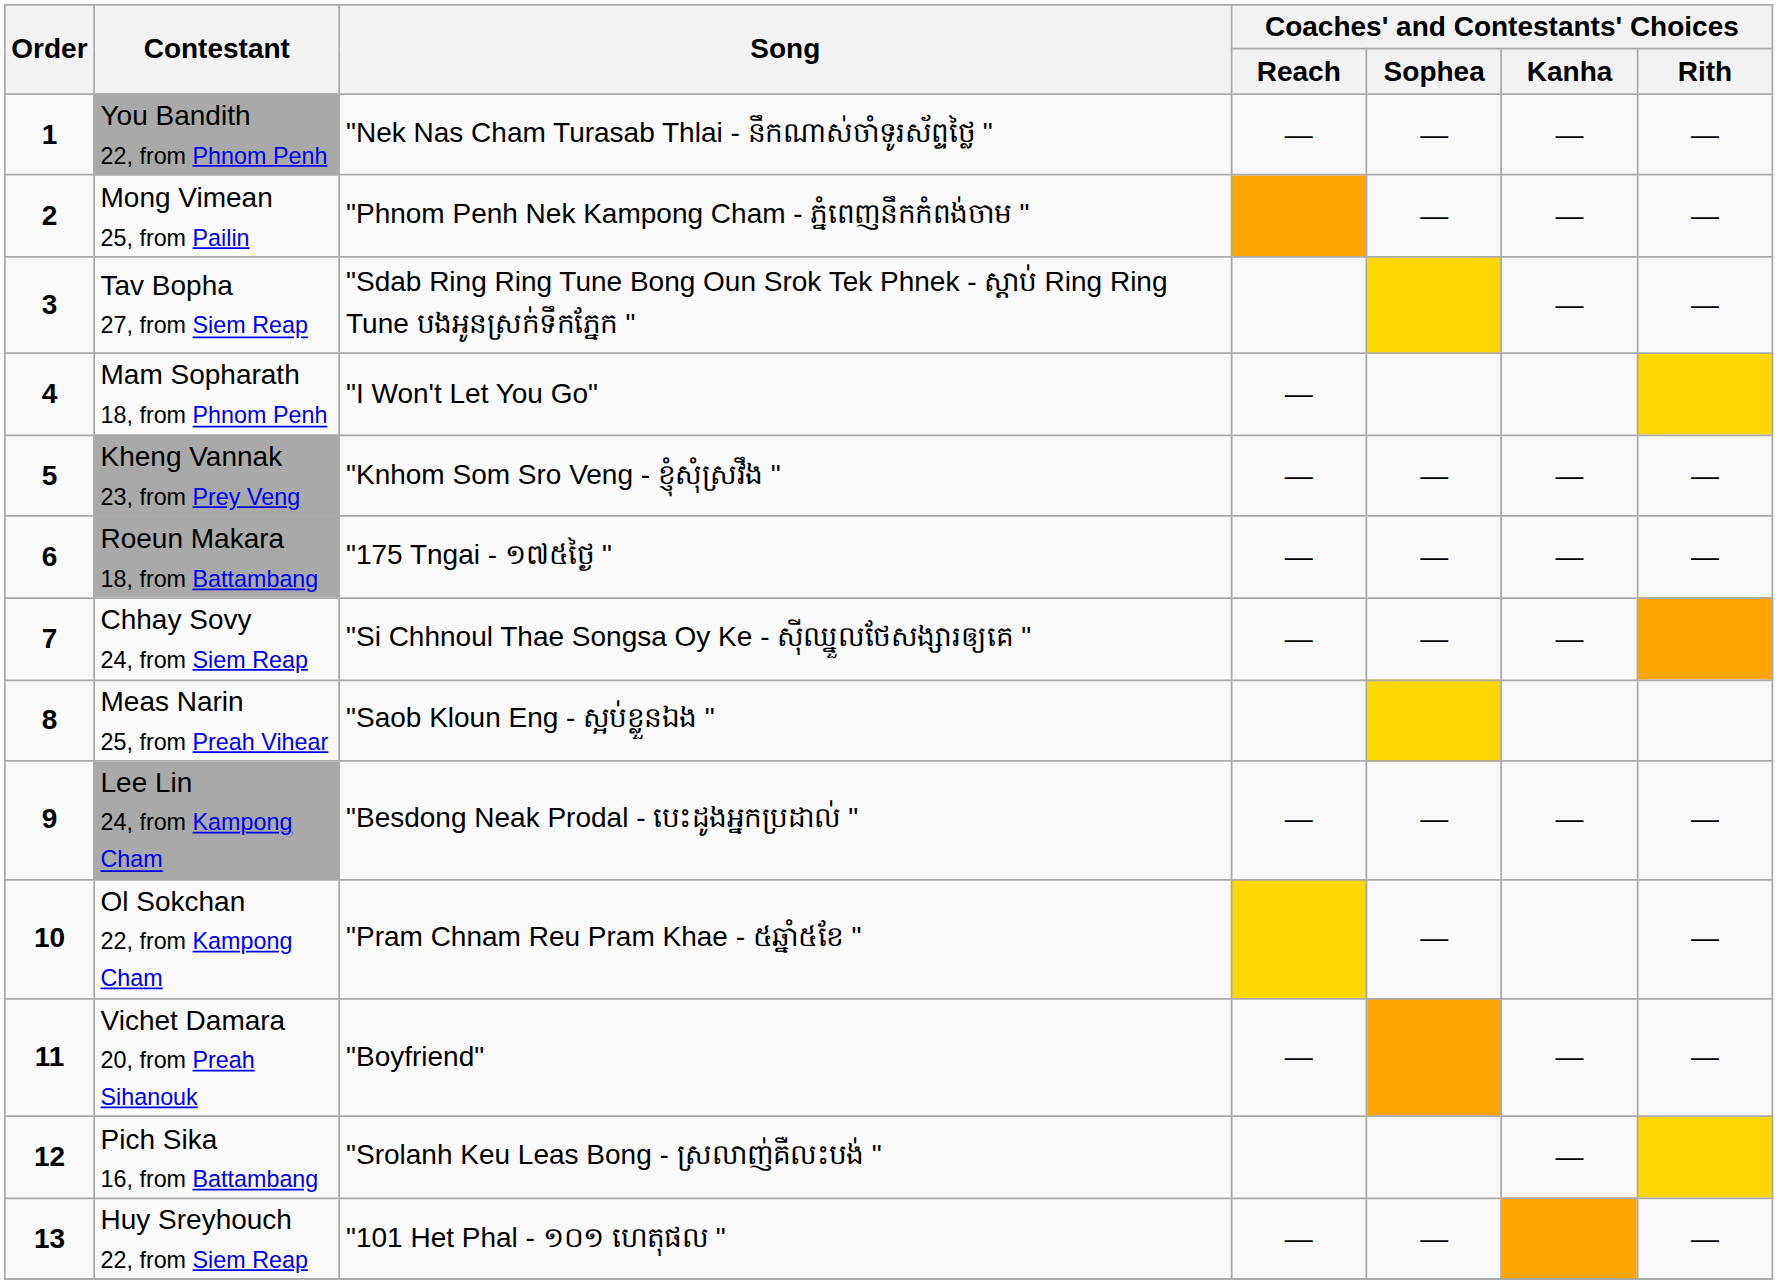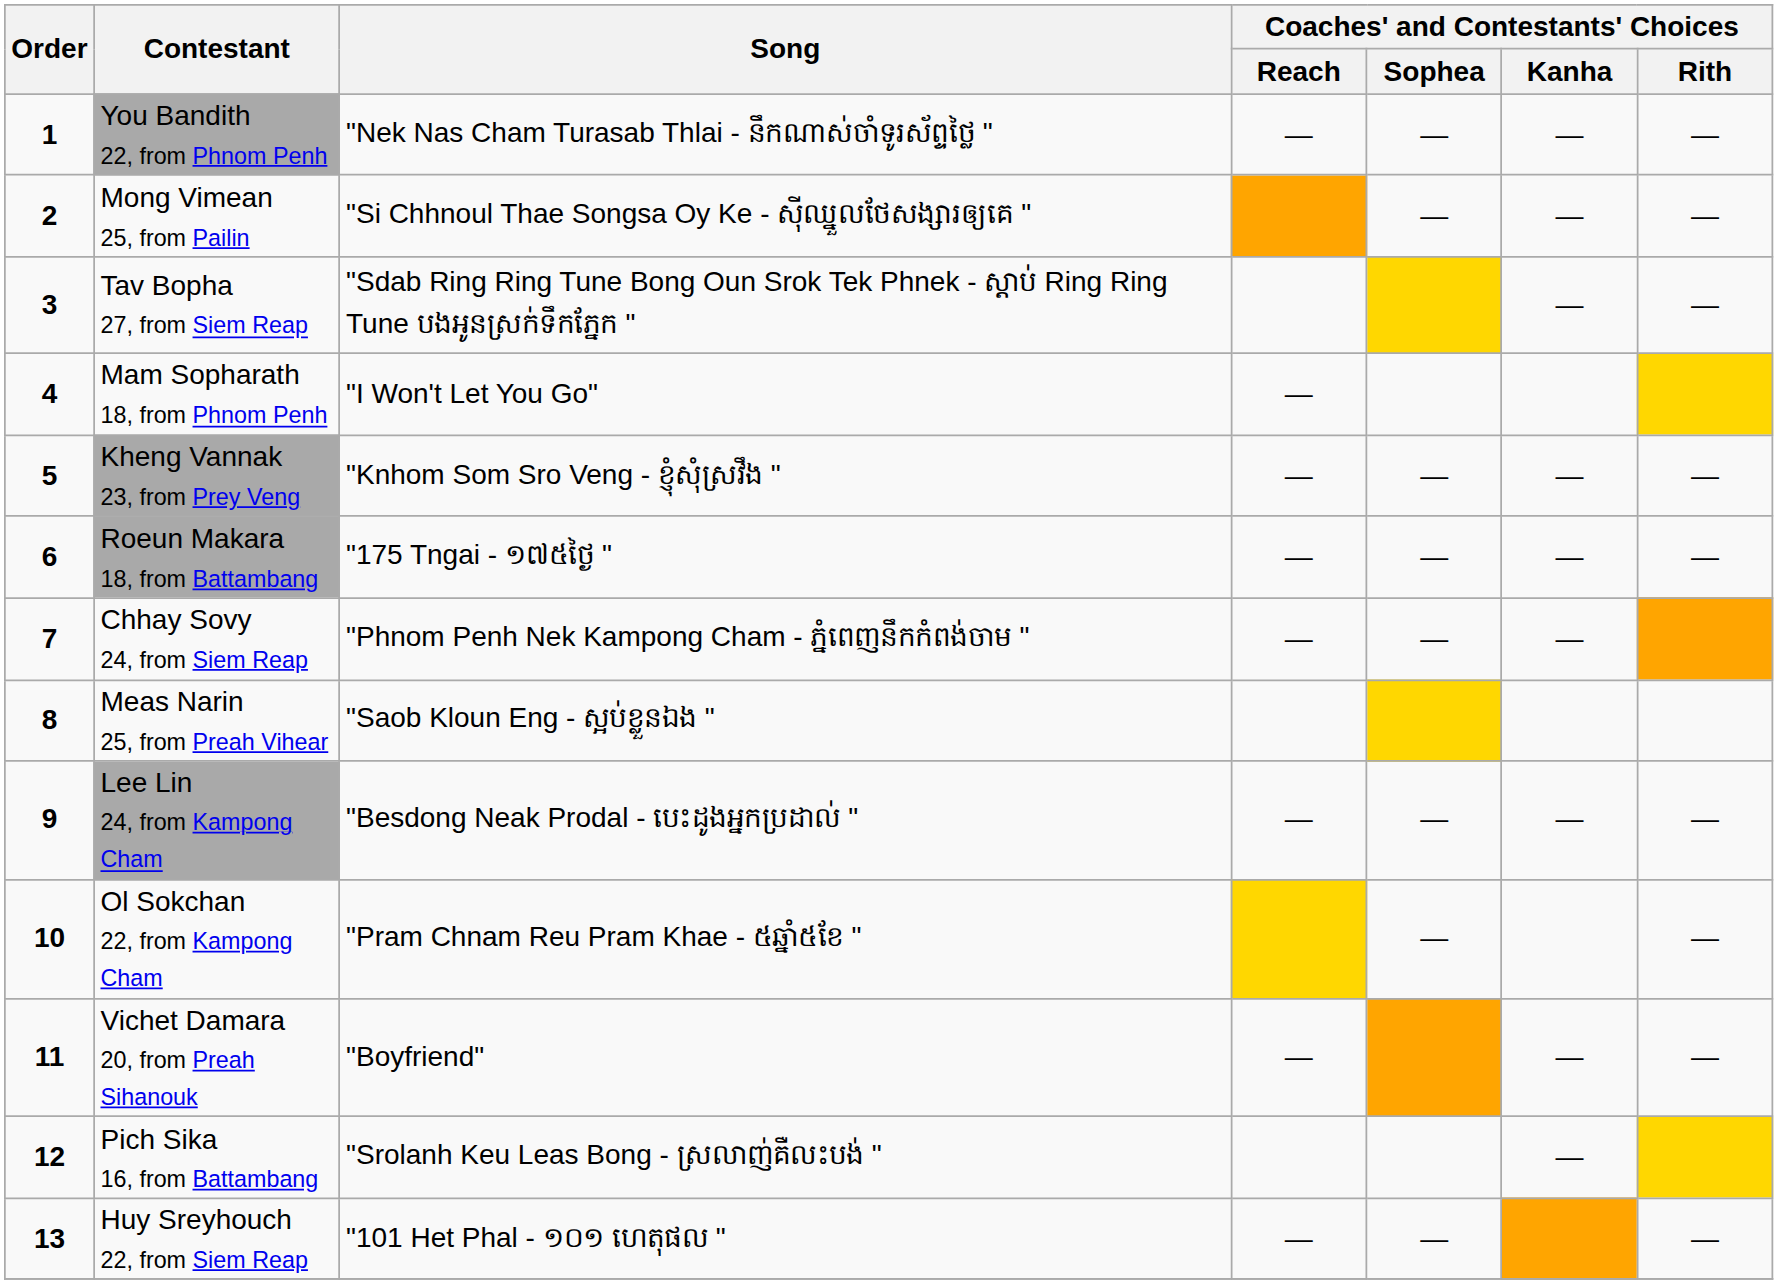(688, 213) "Phnom Penh Nek Kampong Cham - ភ្នំពេញនឹកកំពង់ចាម " -> (689, 213) "Si Chhnoul Thae Songsa Oy Ke - ស៊ីឈ្នួលថែសង្សារឲ្យគេ "
(689, 636) "Si Chhnoul Thae Songsa Oy Ke - ស៊ីឈ្នួលថែសង្សារឲ្យគេ " -> (688, 636) "Phnom Penh Nek Kampong Cham - ភ្នំពេញនឹកកំពង់ចាម "
